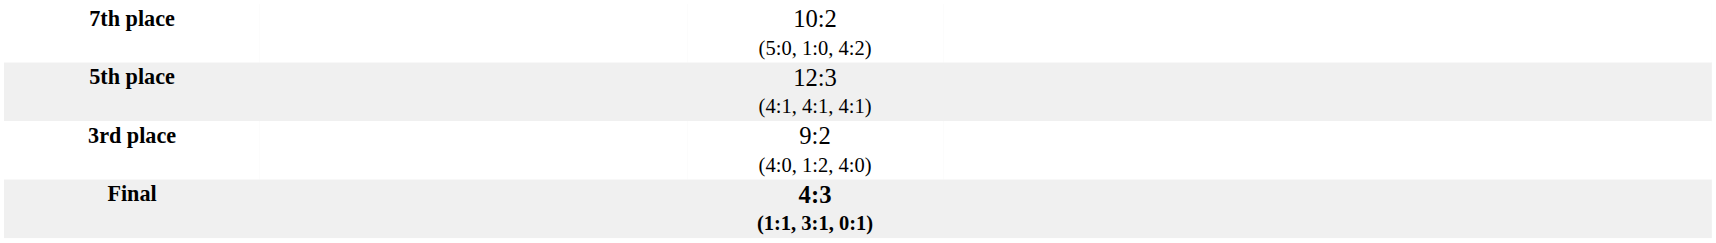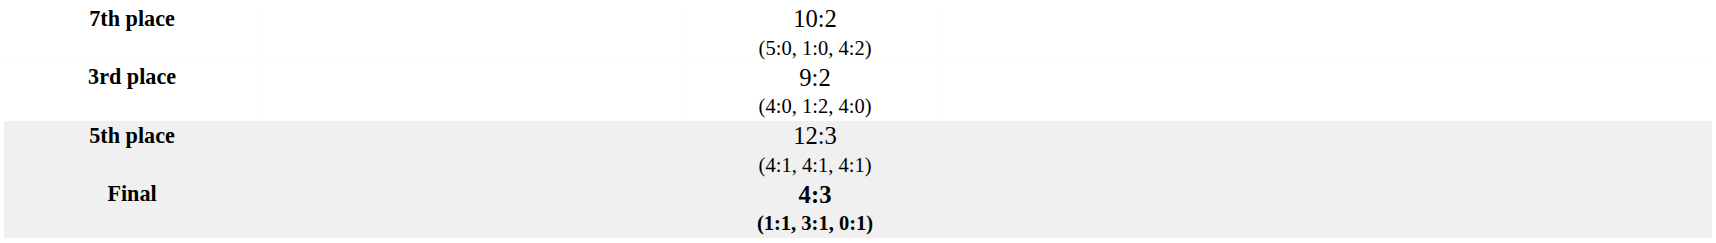rows swapped: (132, 76) <-> (132, 135)
